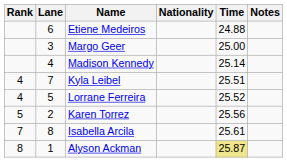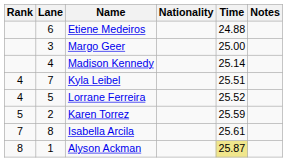(232, 115) 25.56 -> (232, 115) 25.59
